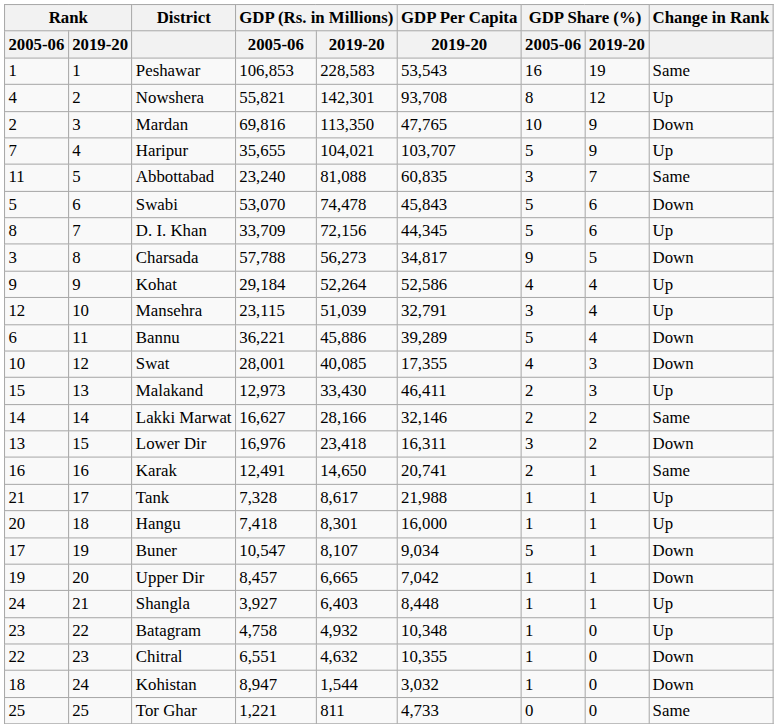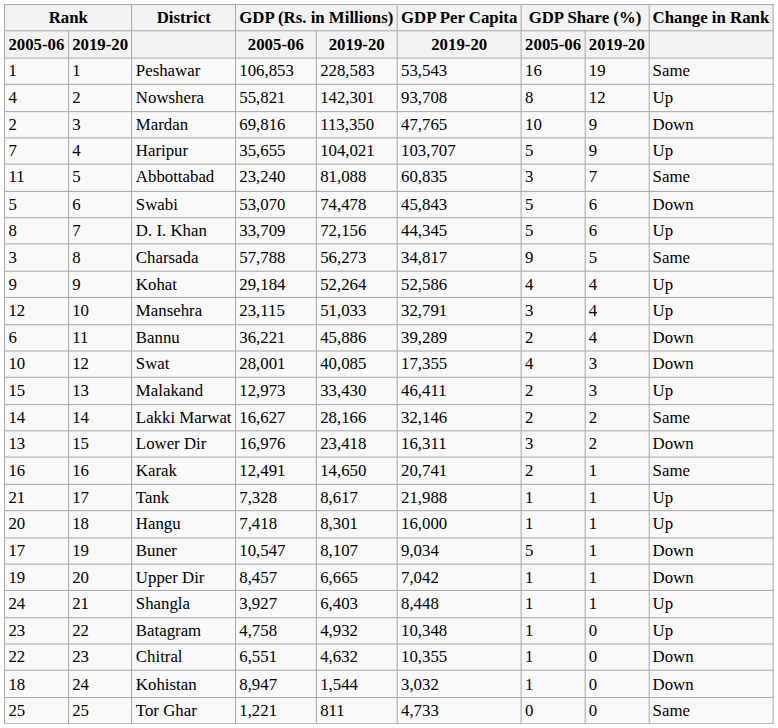(673, 257) Down -> (671, 257) Same
(343, 310) 51,039 -> (343, 310) 51,033
(529, 337) 5 -> (529, 337) 2
